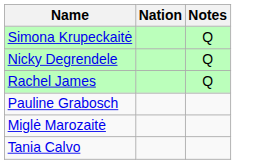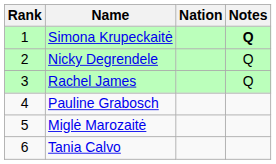+ column: (25, 15)
(208, 37) normal -> (248, 37) bold
